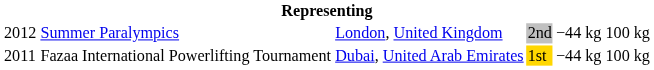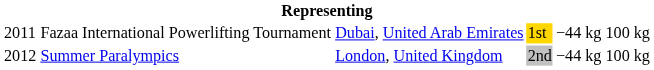rows swapped: (186, 55) <-> (110, 33)
